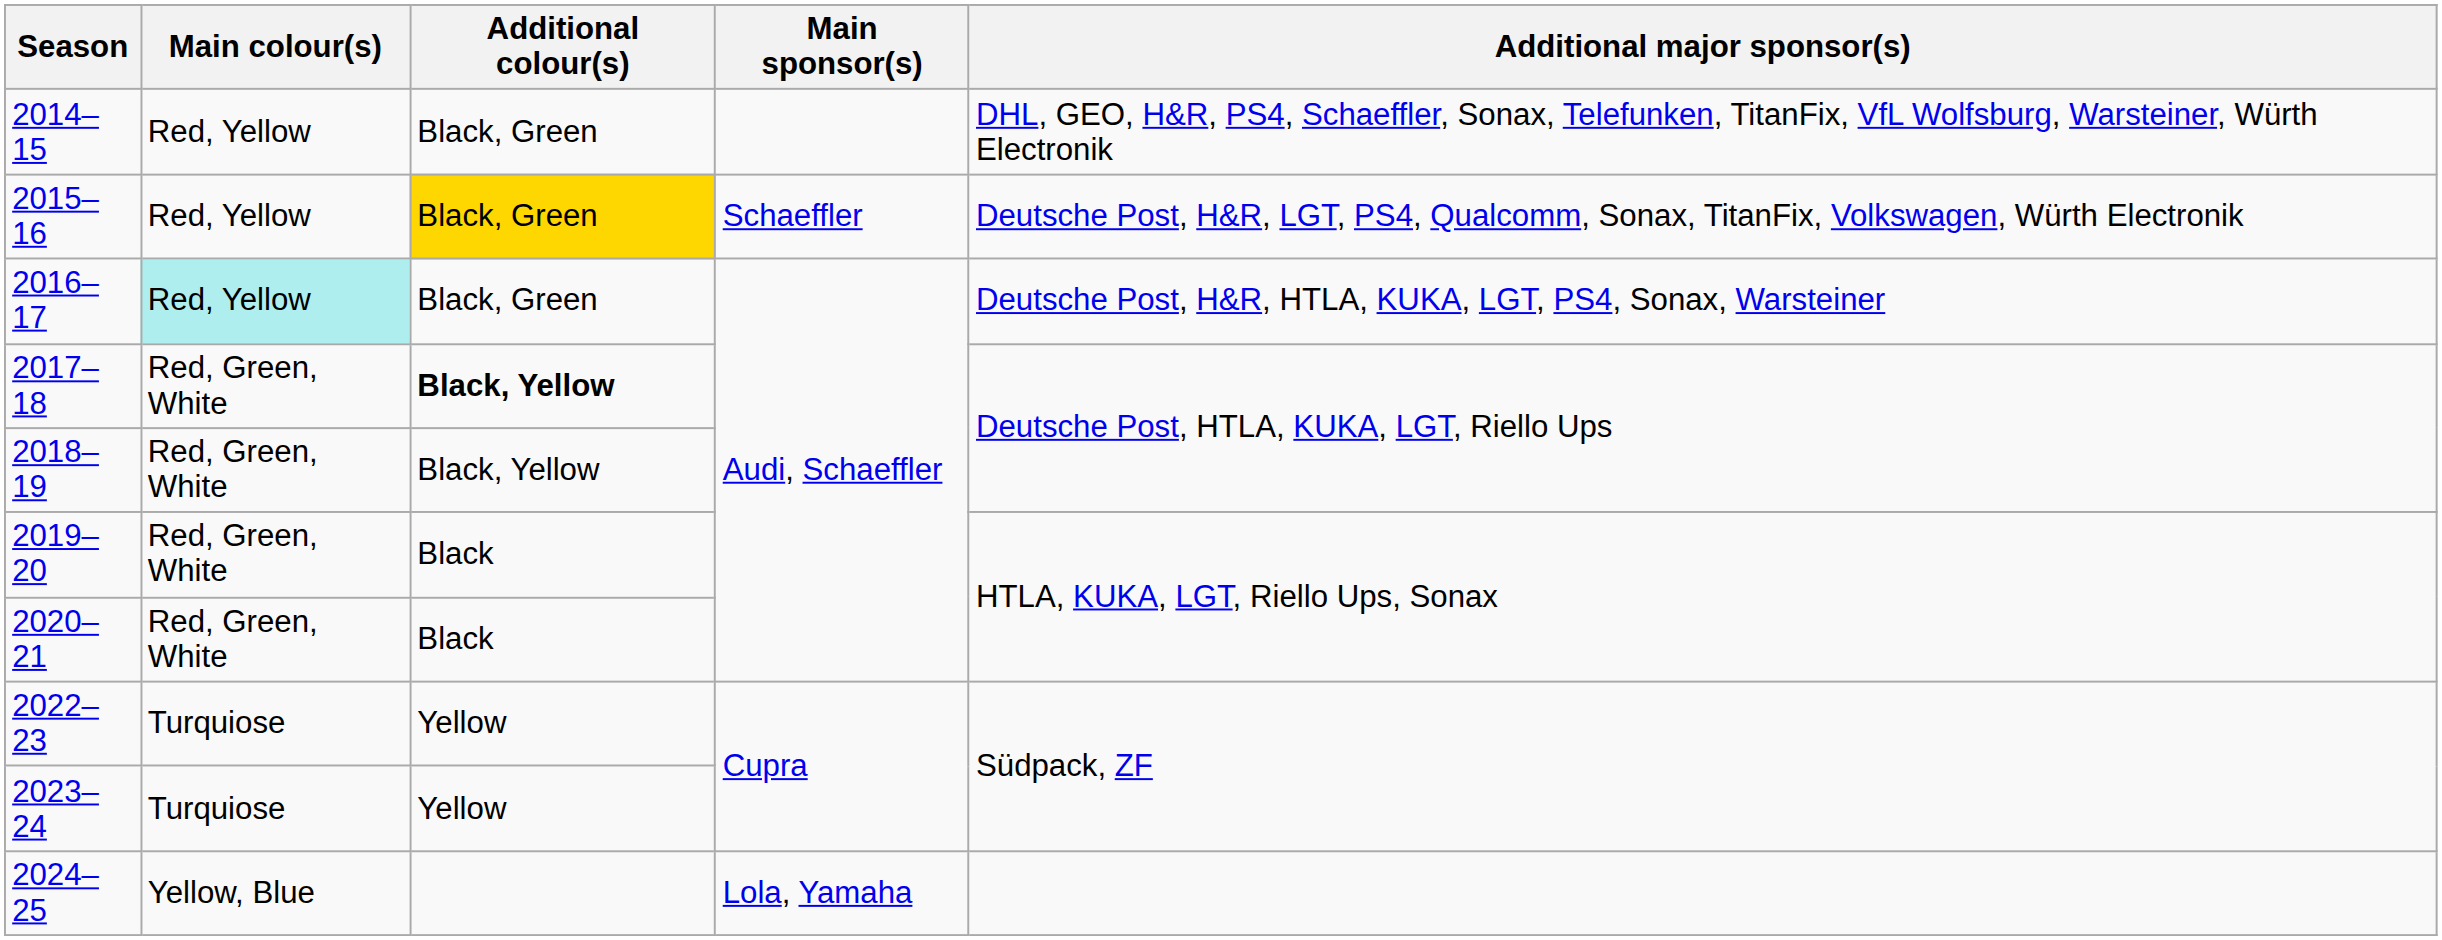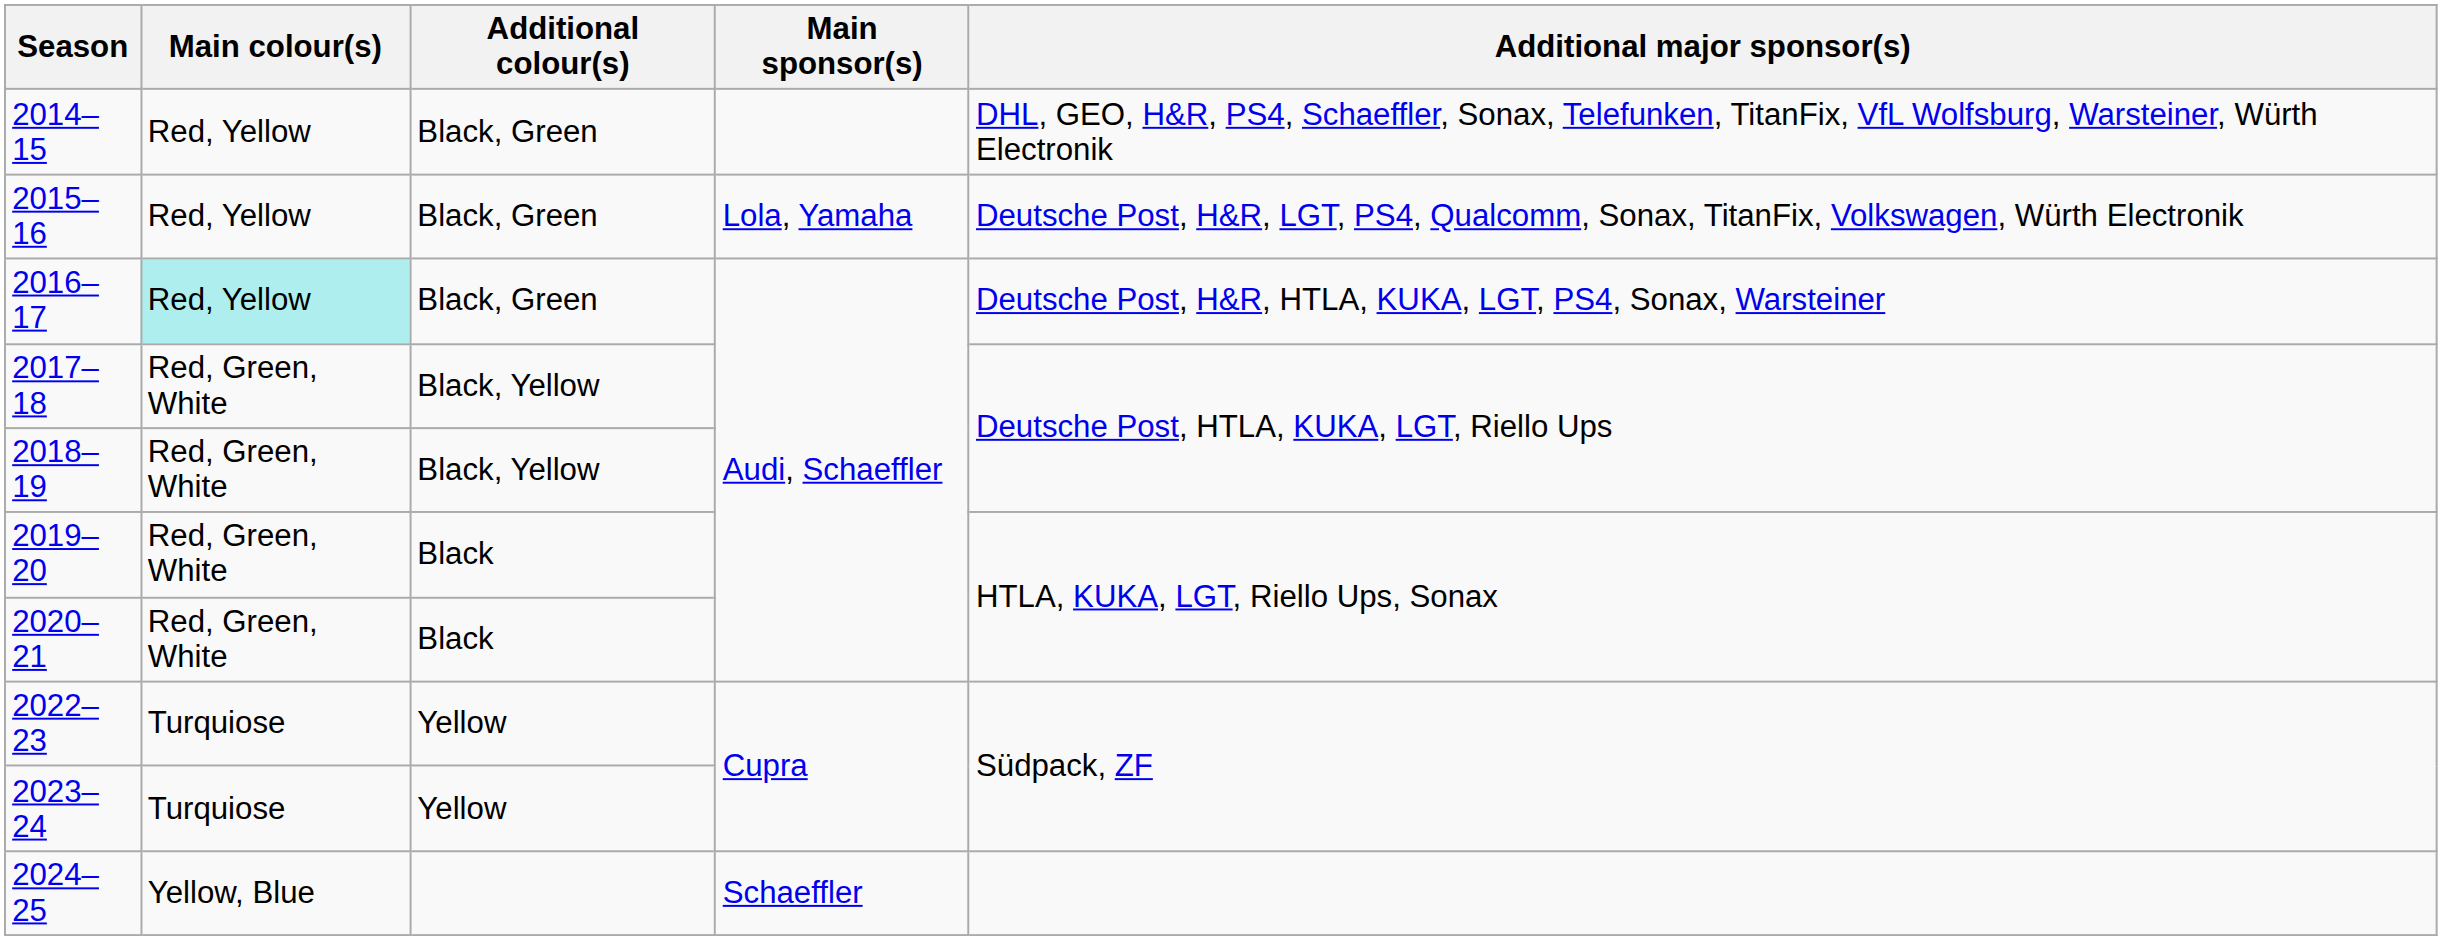(508, 215) gold background -> (508, 215) no background
(793, 215) Schaeffler -> (818, 215) Lola, Yamaha
(516, 385) bold -> (508, 385) normal
(818, 892) Lola, Yamaha -> (793, 892) Schaeffler
